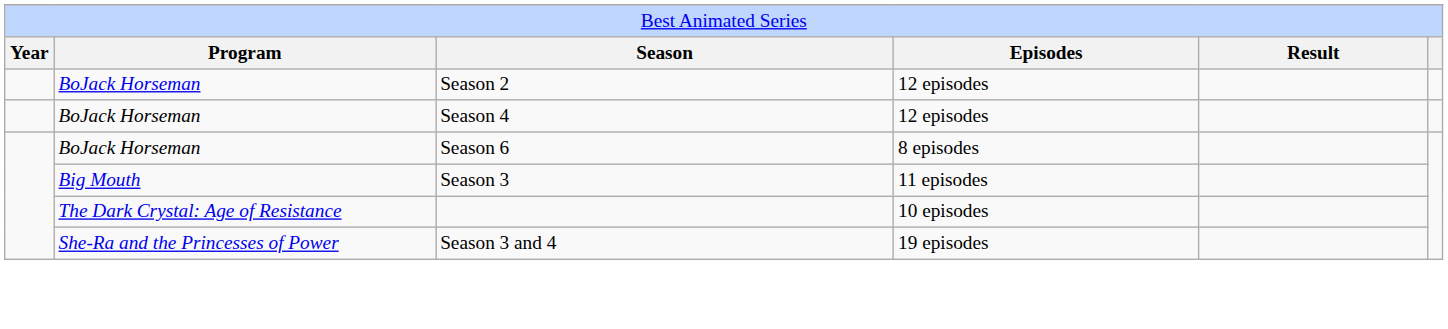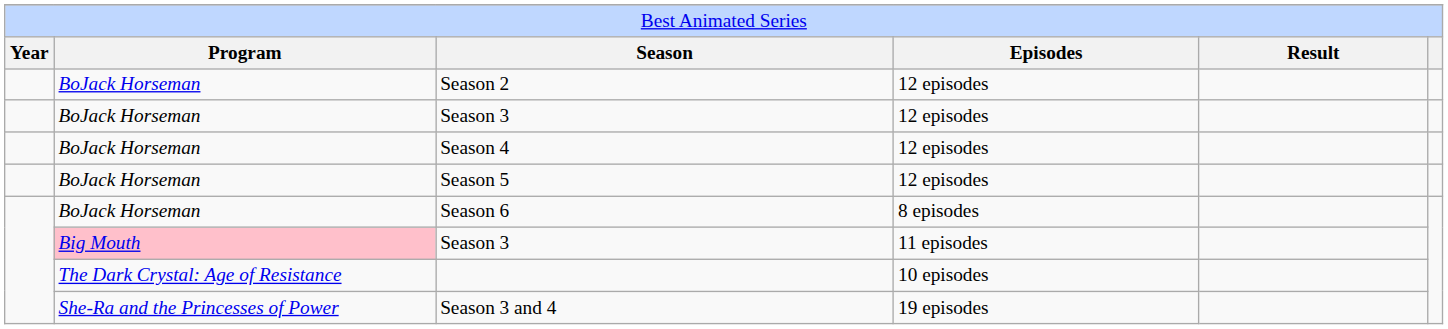+ row: (475, 116)
+ row: (475, 179)
(100, 179) no background -> (100, 243) pink background
